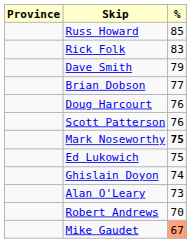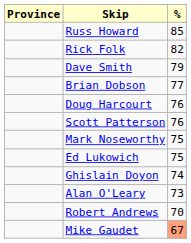(177, 49) 83 -> (177, 49) 82
(177, 139) bold -> (177, 139) normal
